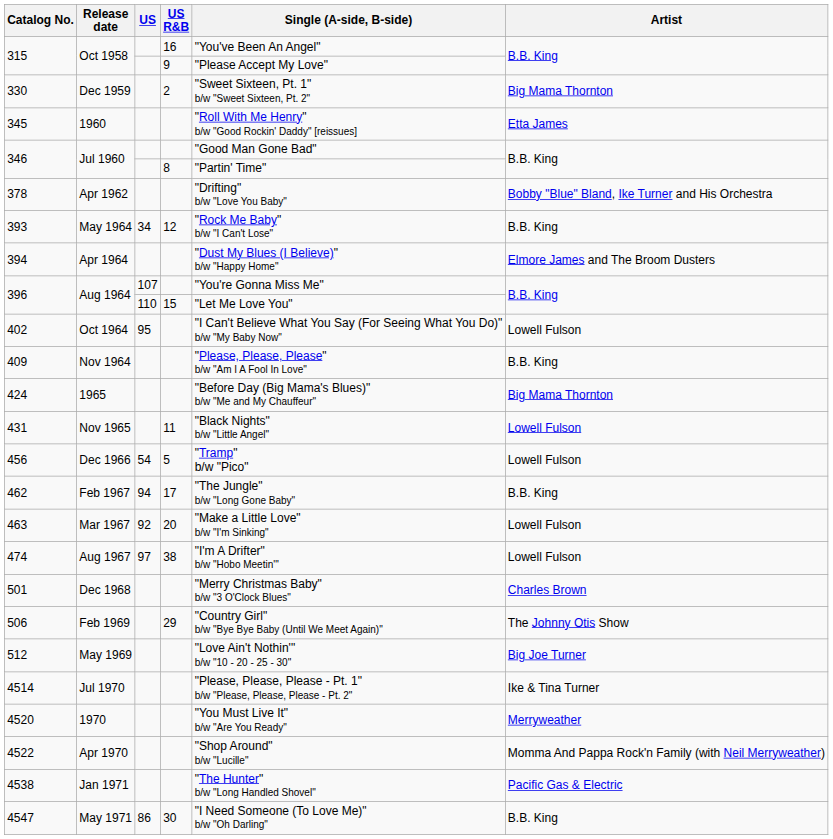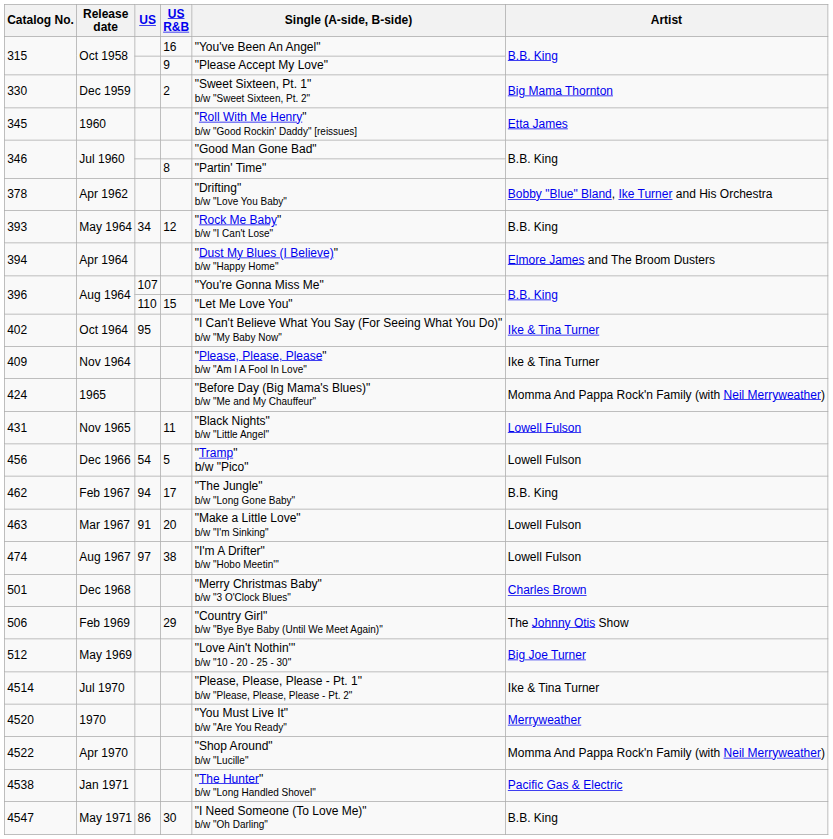(545, 330) Lowell Fulson -> (554, 330) Ike & Tina Turner
(533, 362) B.B. King -> (554, 362) Ike & Tina Turner
(560, 395) Big Mama Thornton -> (666, 395) Momma And Pappa Rock'n Family (with Neil Merryweather)
(144, 525) 92 -> (144, 525) 91
